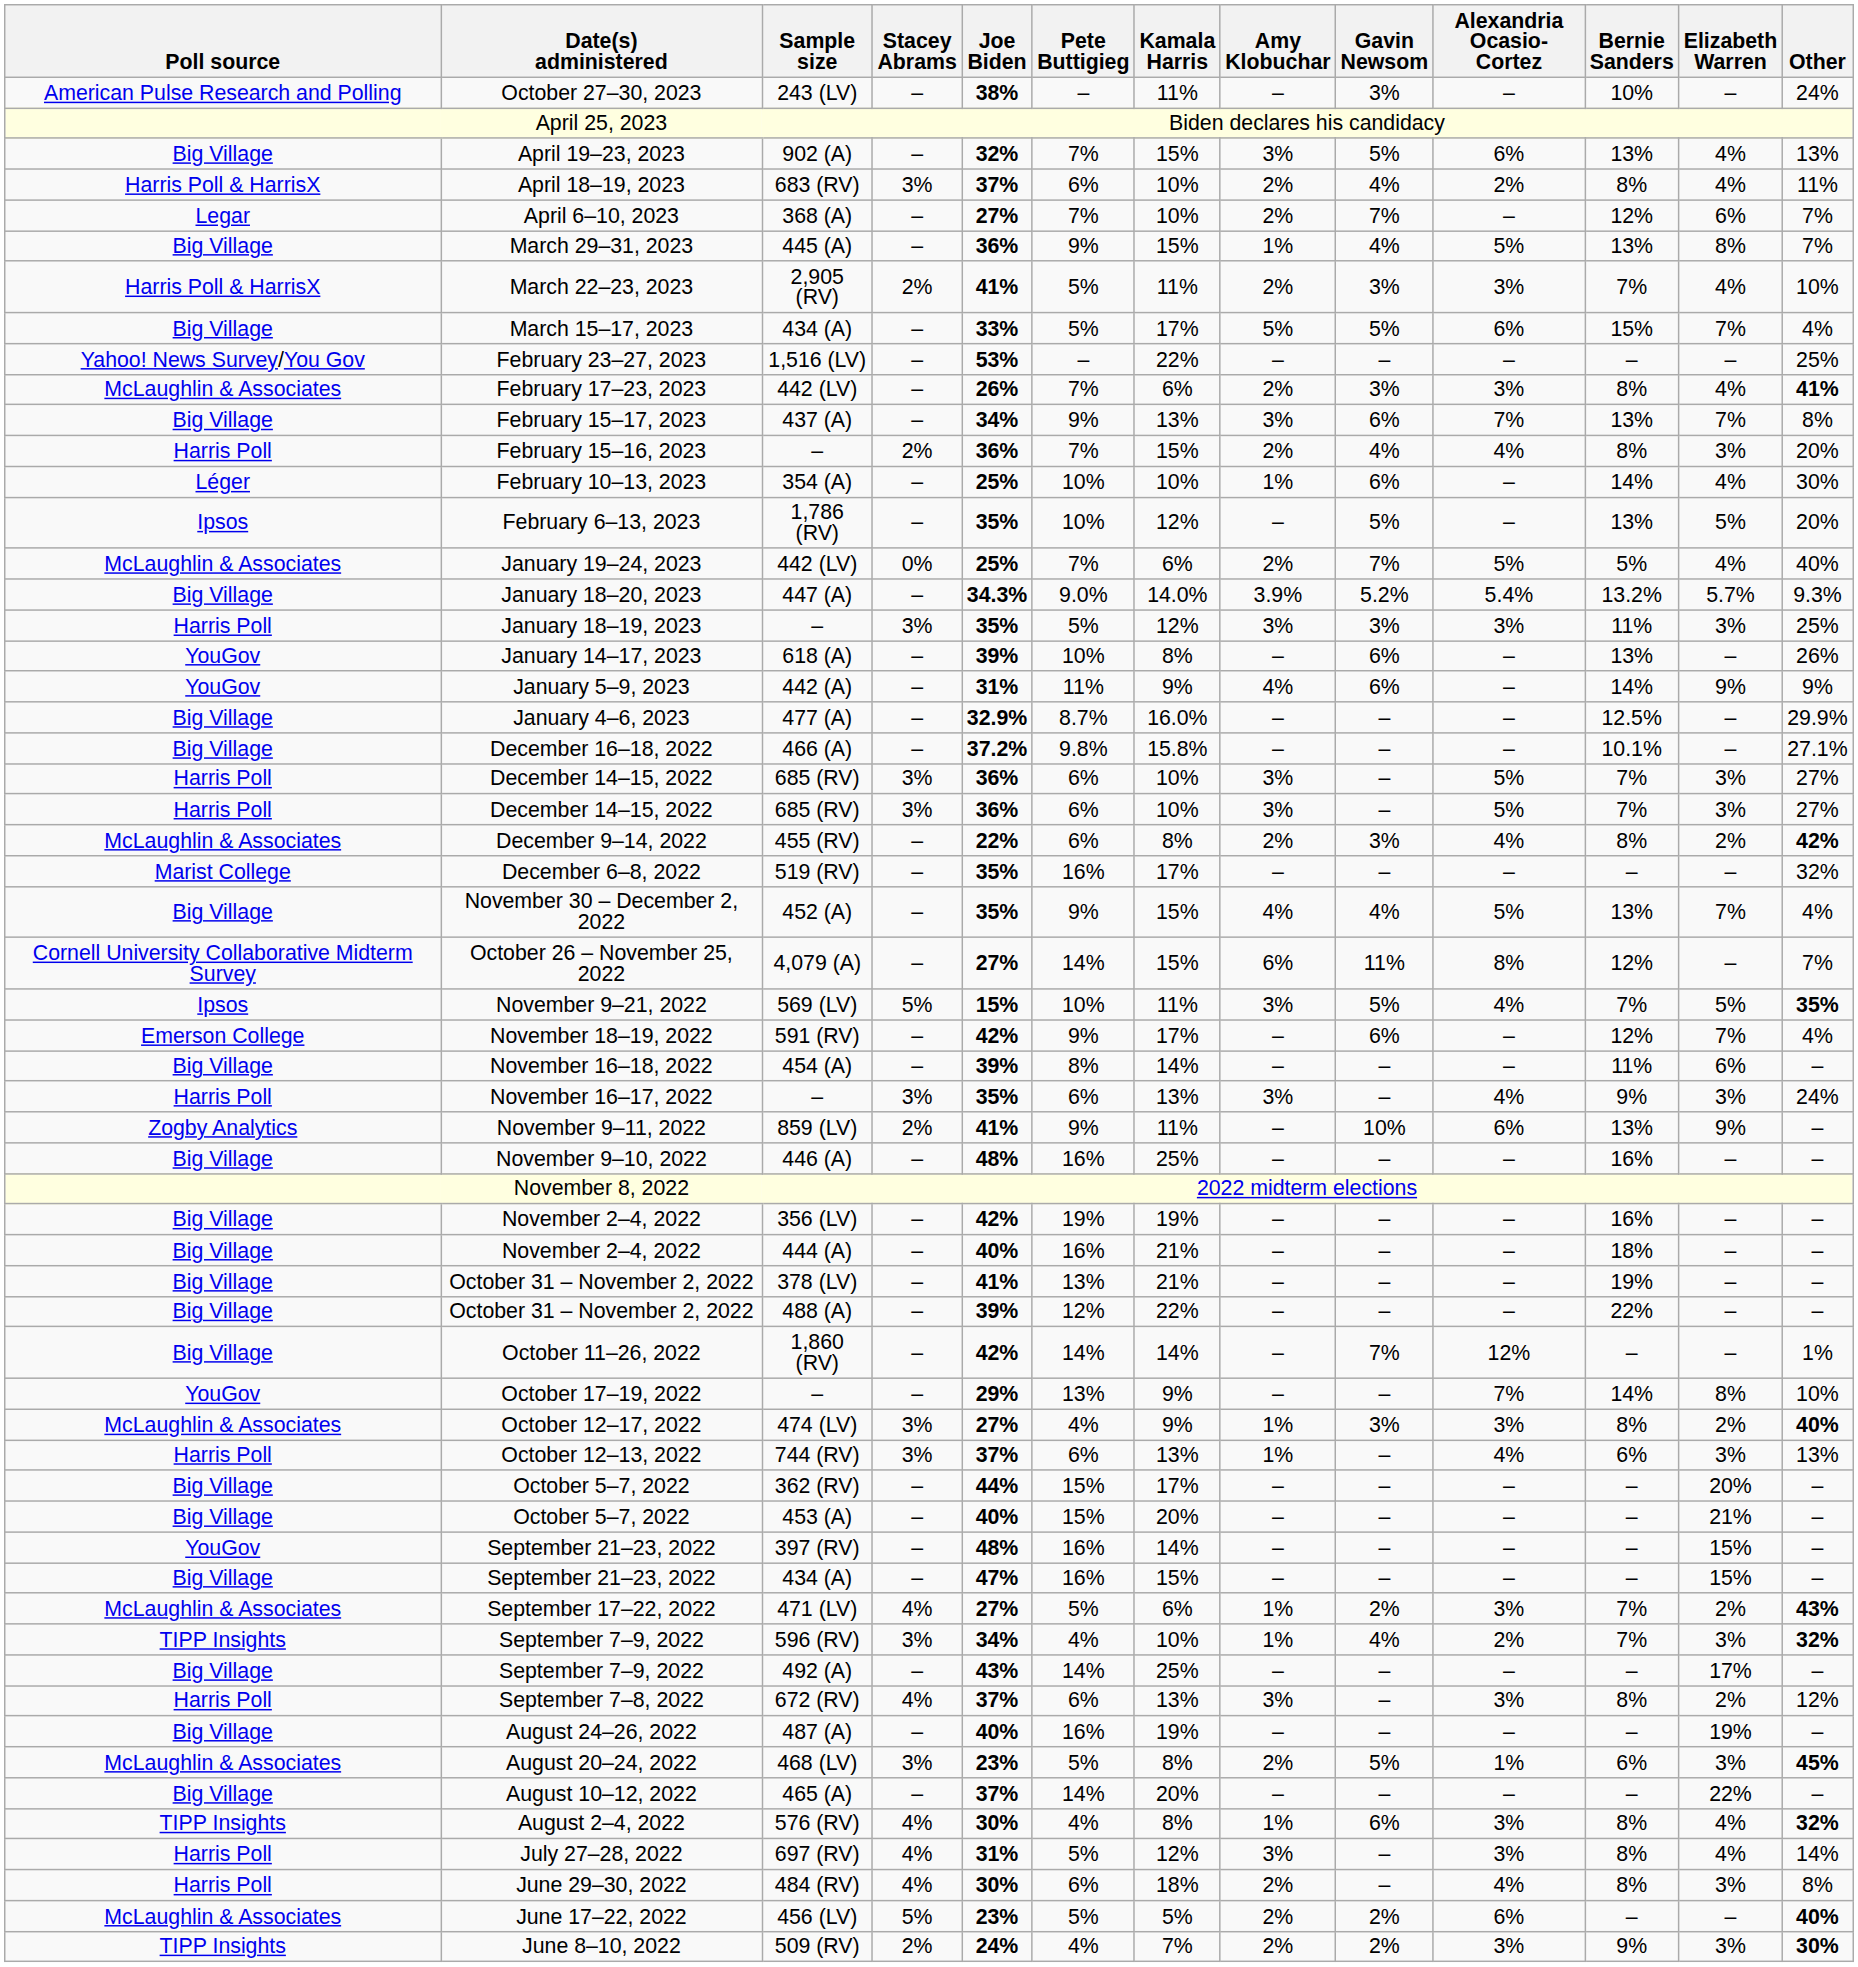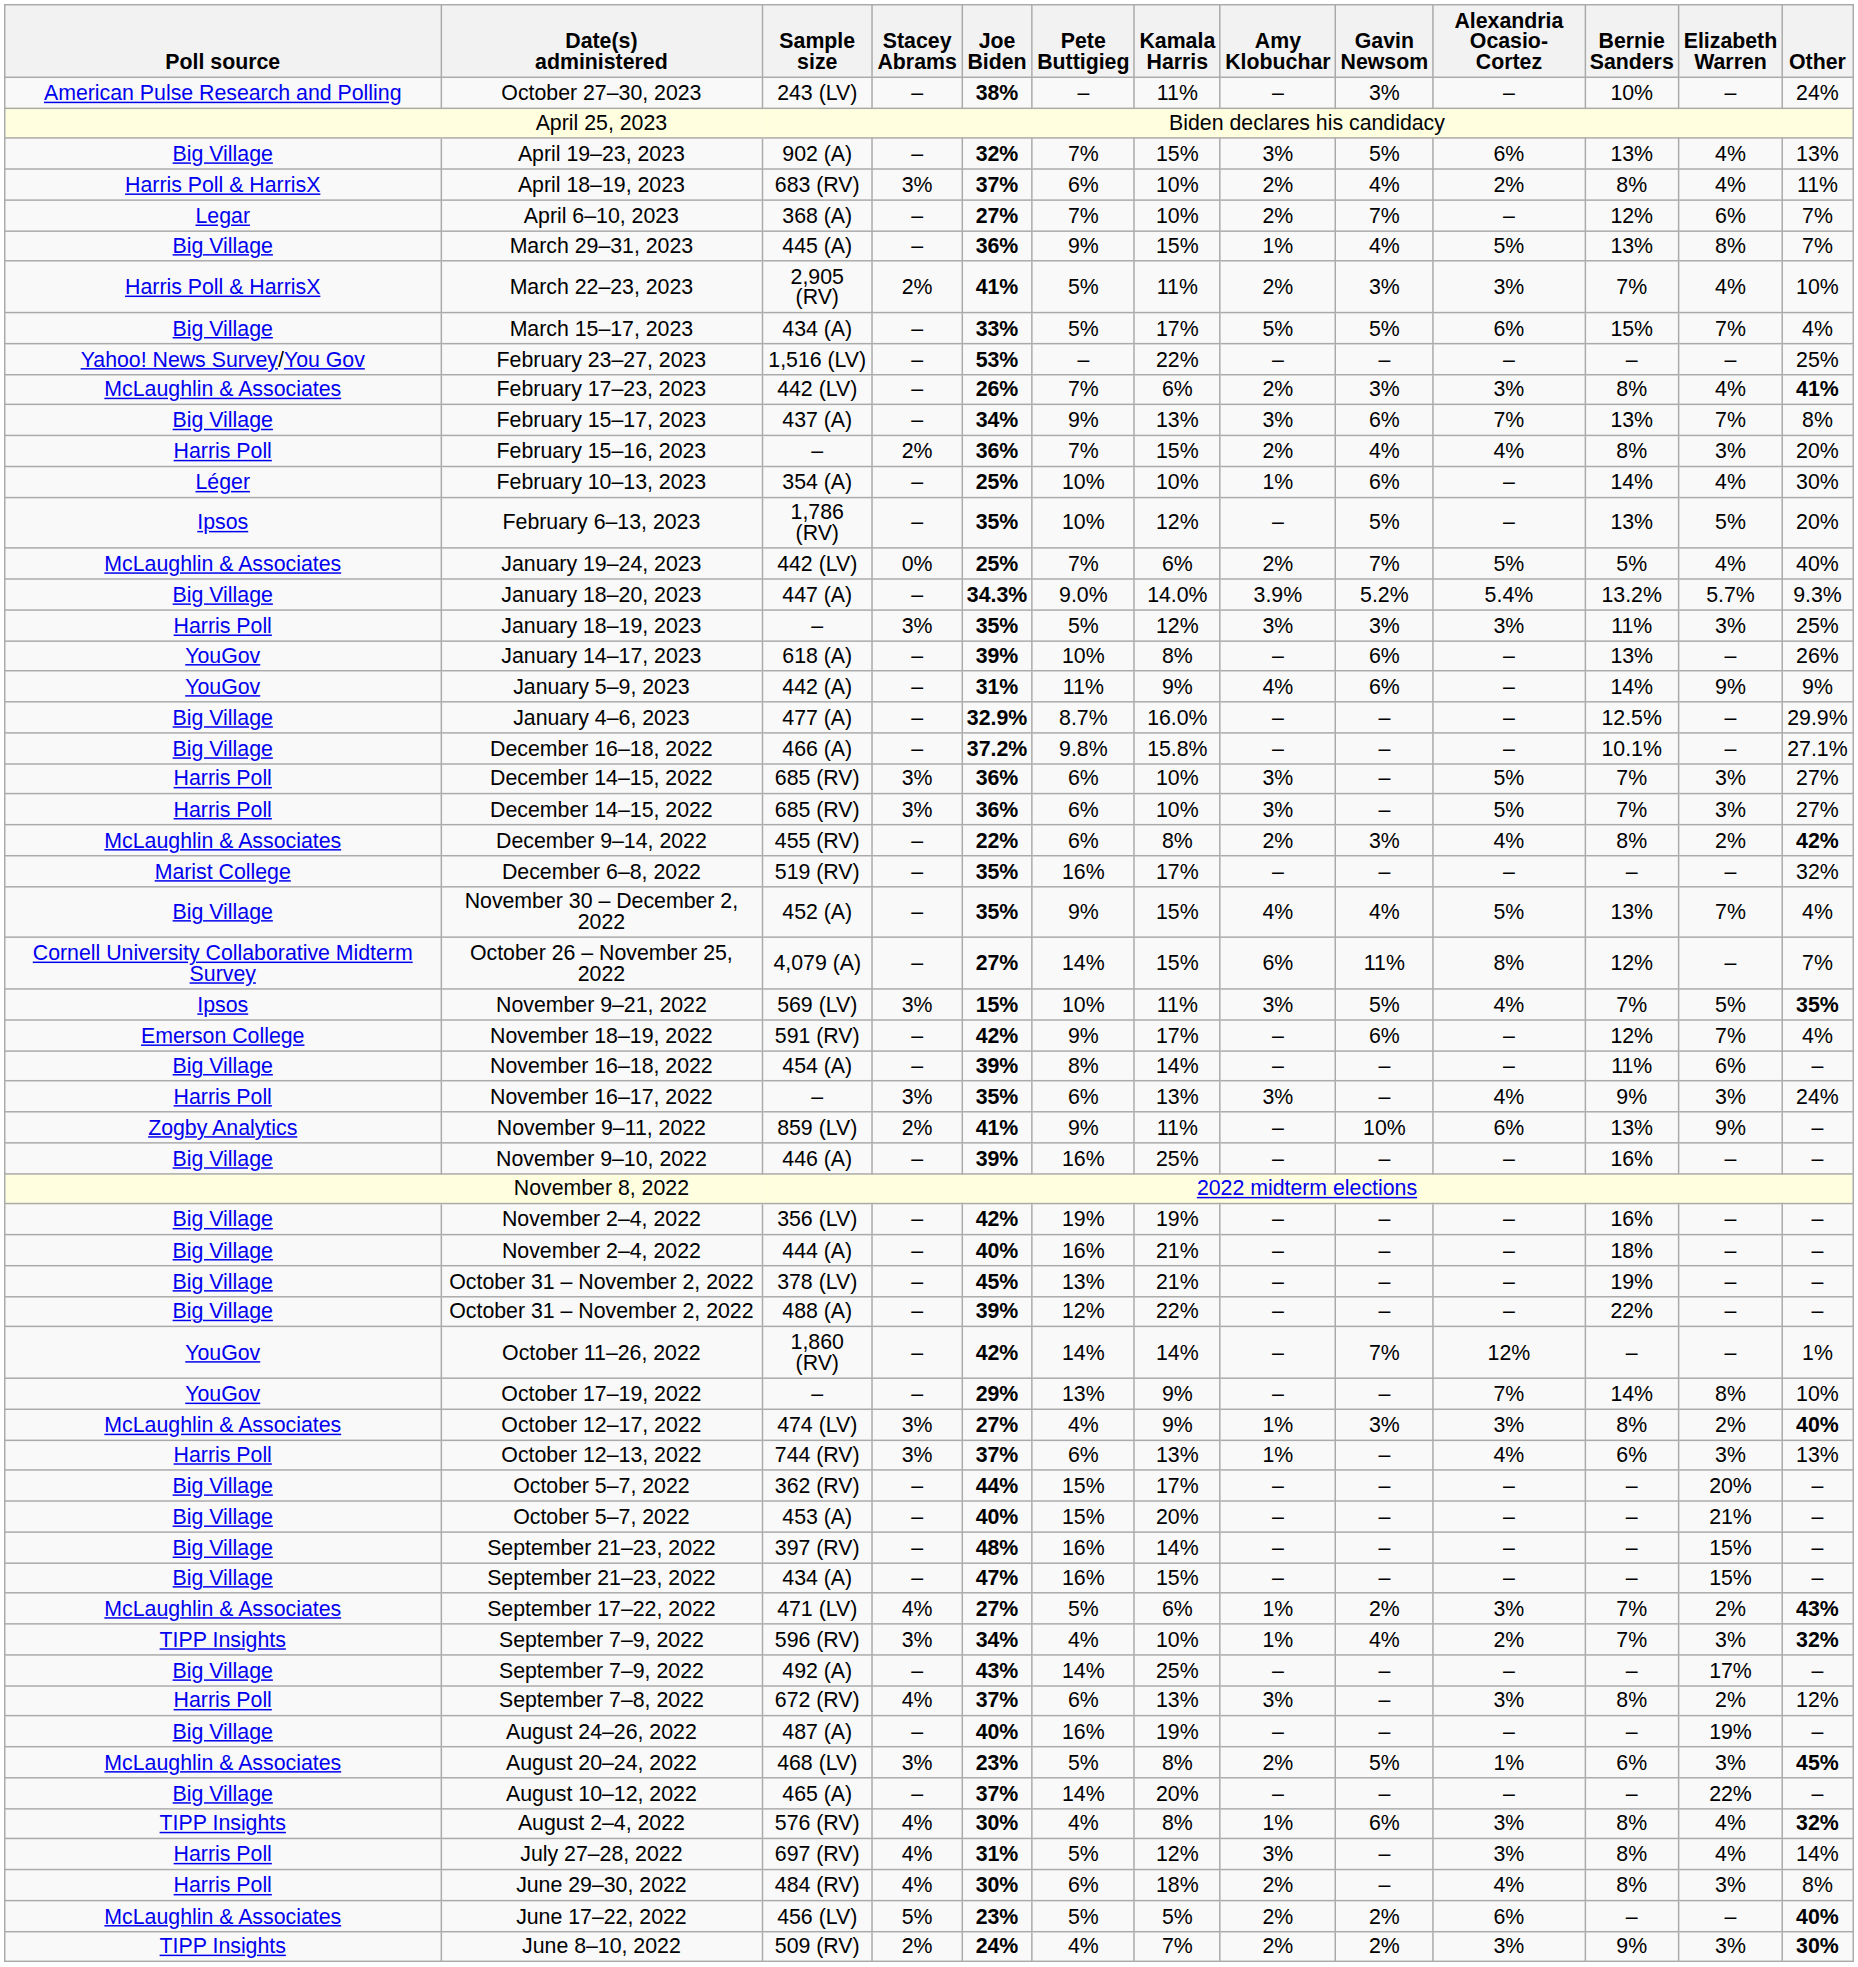(917, 1005) 5% -> (917, 1005) 3%
(997, 1158) 48% -> (997, 1158) 39%
(997, 1281) 41% -> (997, 1281) 45%
(223, 1353) Big Village -> (223, 1353) YouGov
(223, 1547) YouGov -> (223, 1547) Big Village
